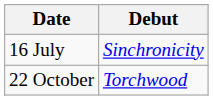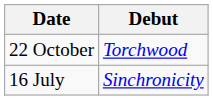rows swapped: (37, 49) <-> (52, 79)
